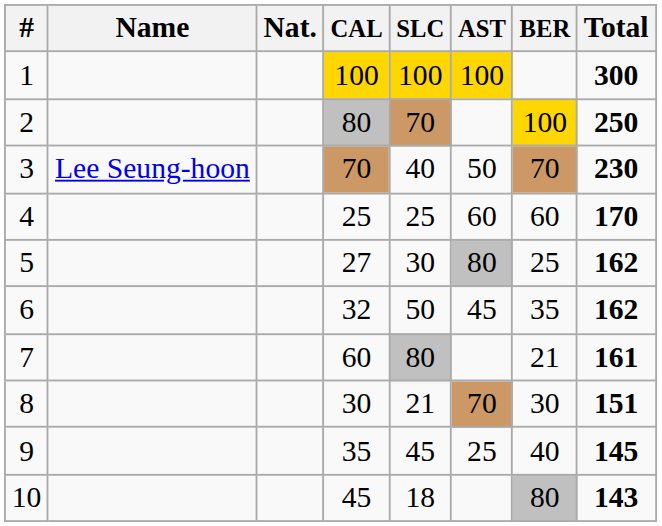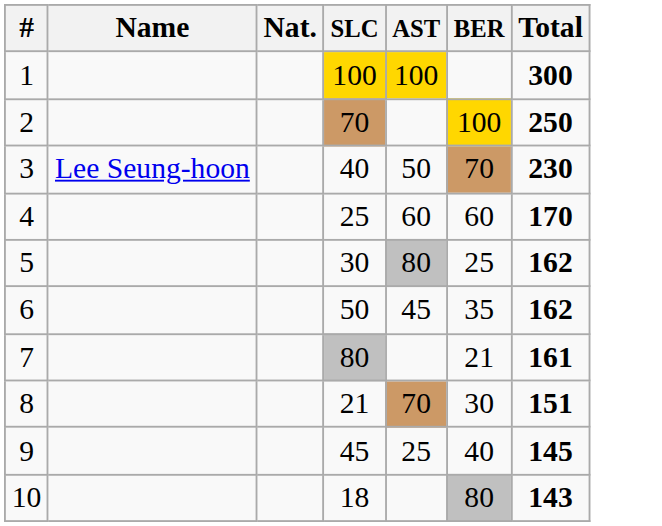- column: (357, 29)
